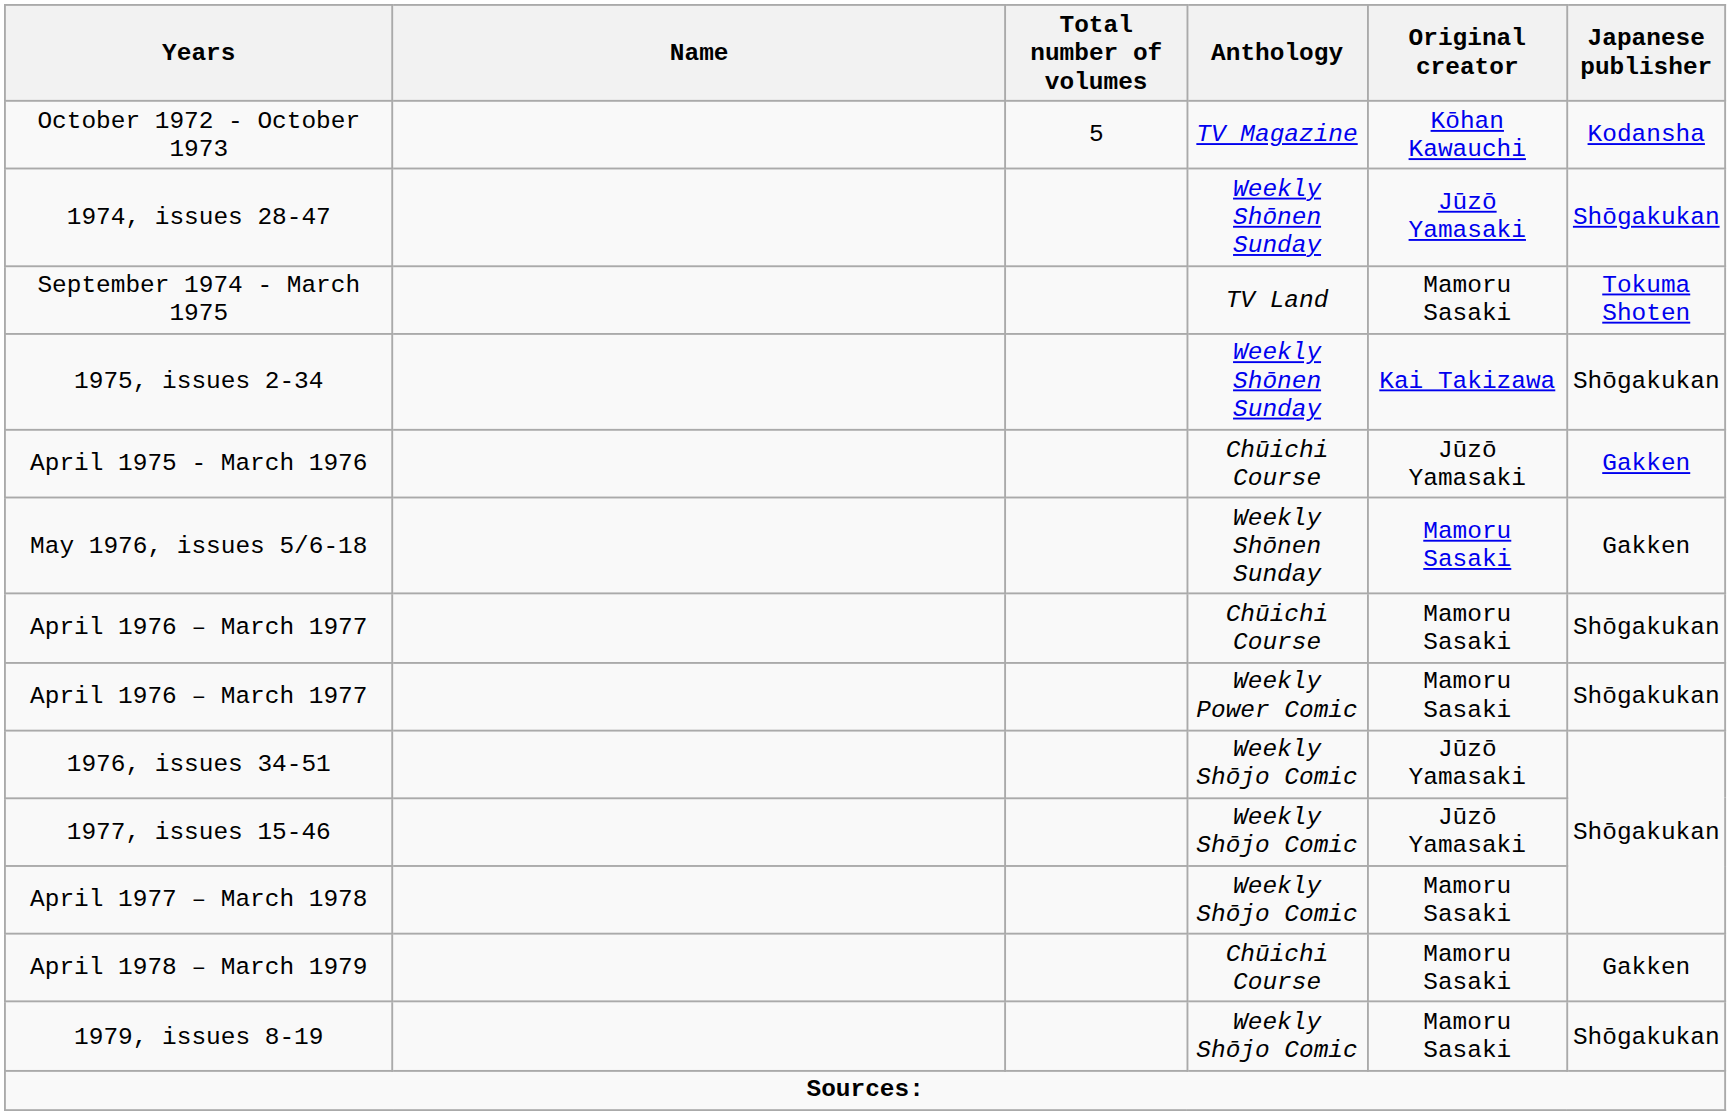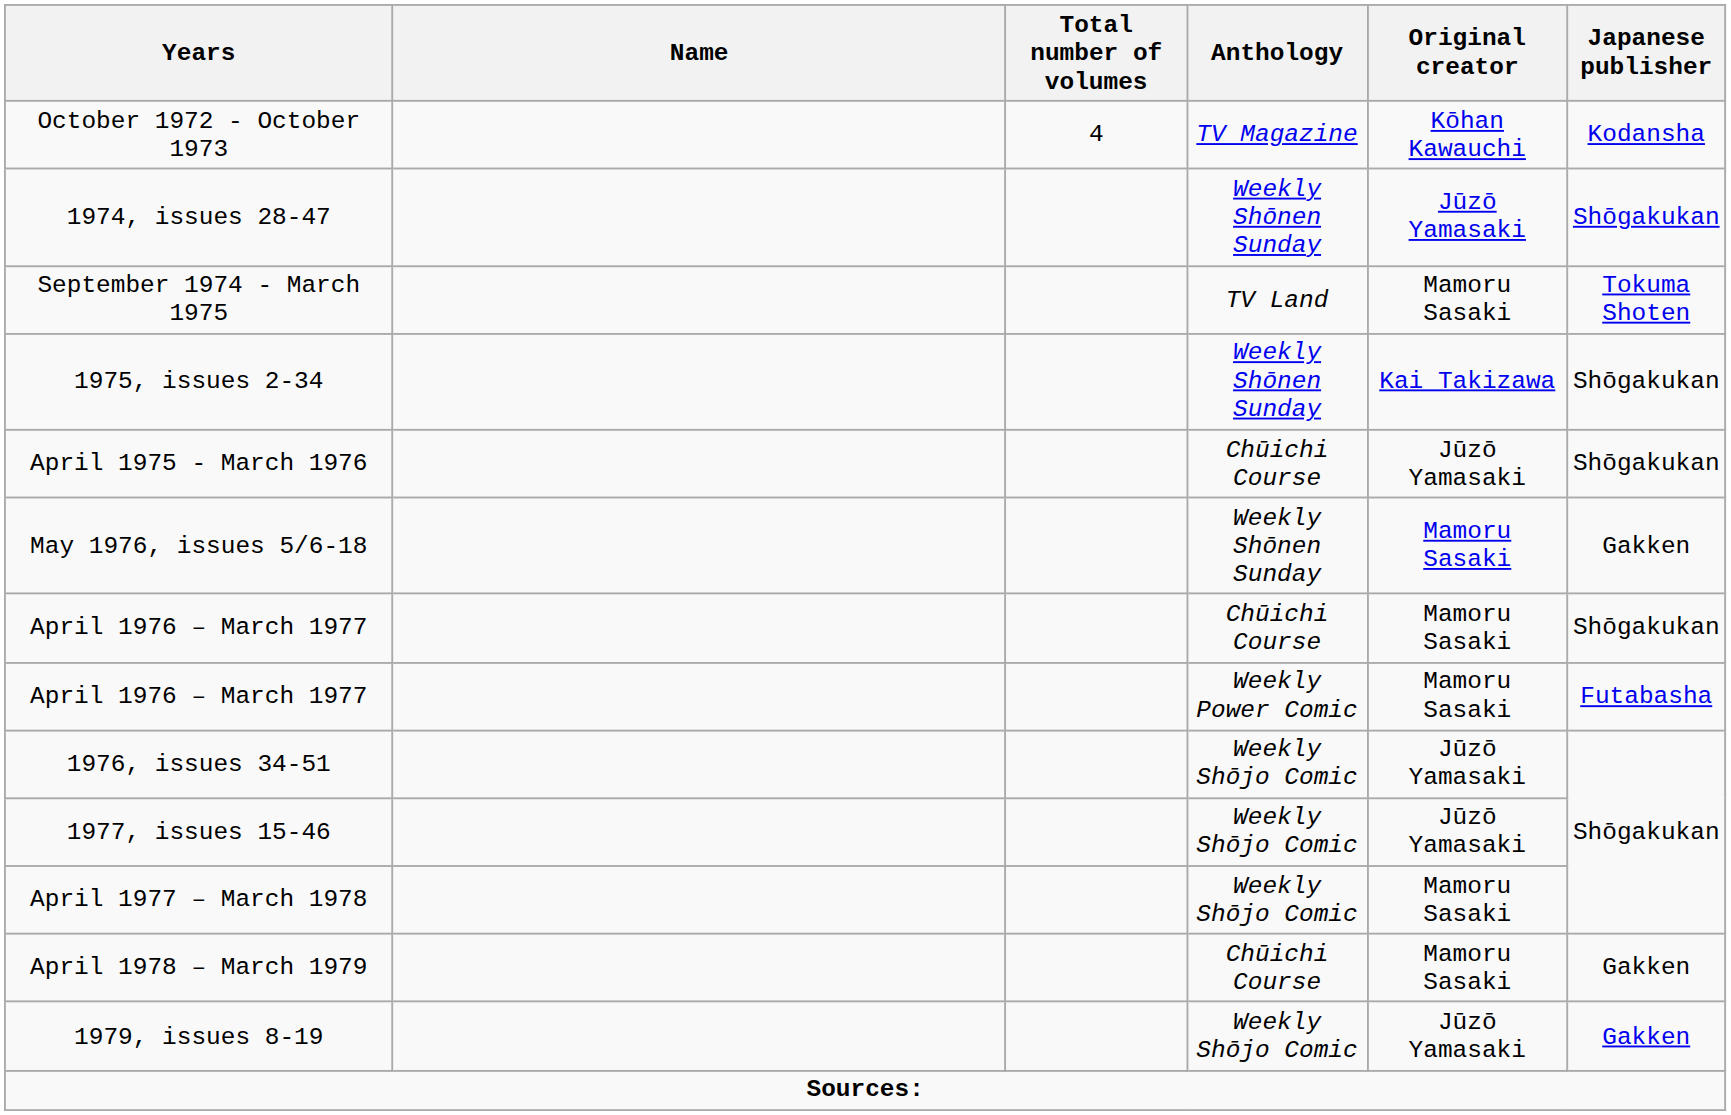(1096, 135) 5 -> (1096, 135) 4
(1646, 464) Gakken -> (1646, 464) Shōgakukan
(1646, 696) Shōgakukan -> (1646, 696) Futabasha
(1467, 1036) Mamoru Sasaki -> (1467, 1036) Jūzō Yamasaki
(1646, 1036) Shōgakukan -> (1646, 1036) Gakken
